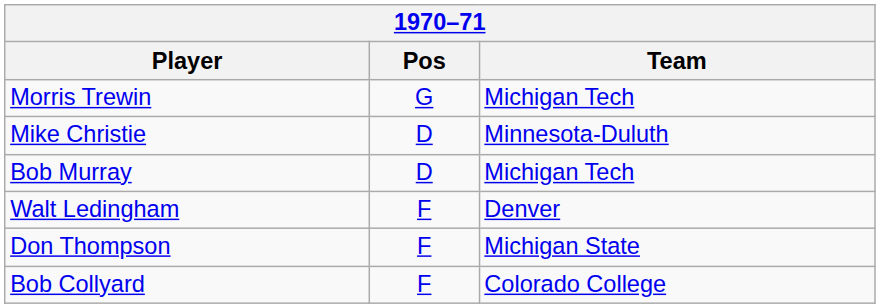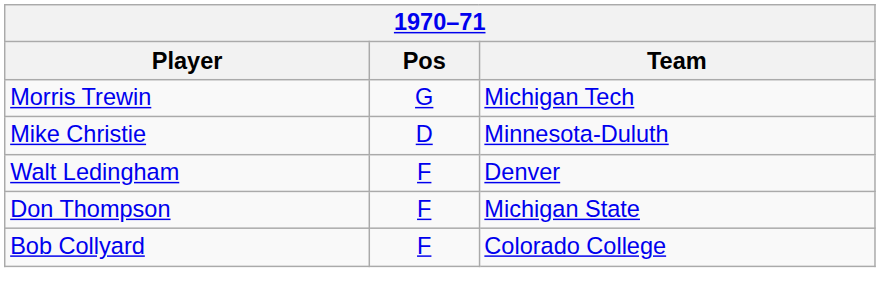- row: (71, 172)
